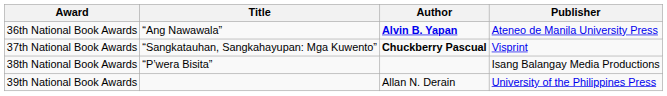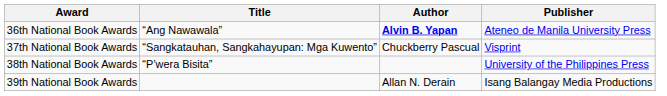(434, 47) bold -> (431, 47) normal
(576, 64) Isang Balangay Media Productions -> (567, 64) University of the Philippines Press
(574, 82) University of the Philippines Press -> (568, 82) Isang Balangay Media Productions
